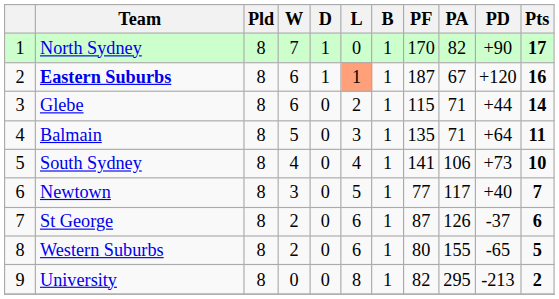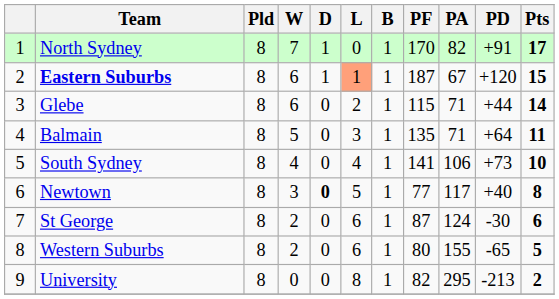(498, 47) +90 -> (498, 47) +91
(537, 76) 16 -> (537, 76) 15
(325, 192) normal -> (325, 192) bold
(537, 192) 7 -> (537, 192) 8
(457, 221) 126 -> (457, 221) 124
(498, 221) -37 -> (498, 221) -30
